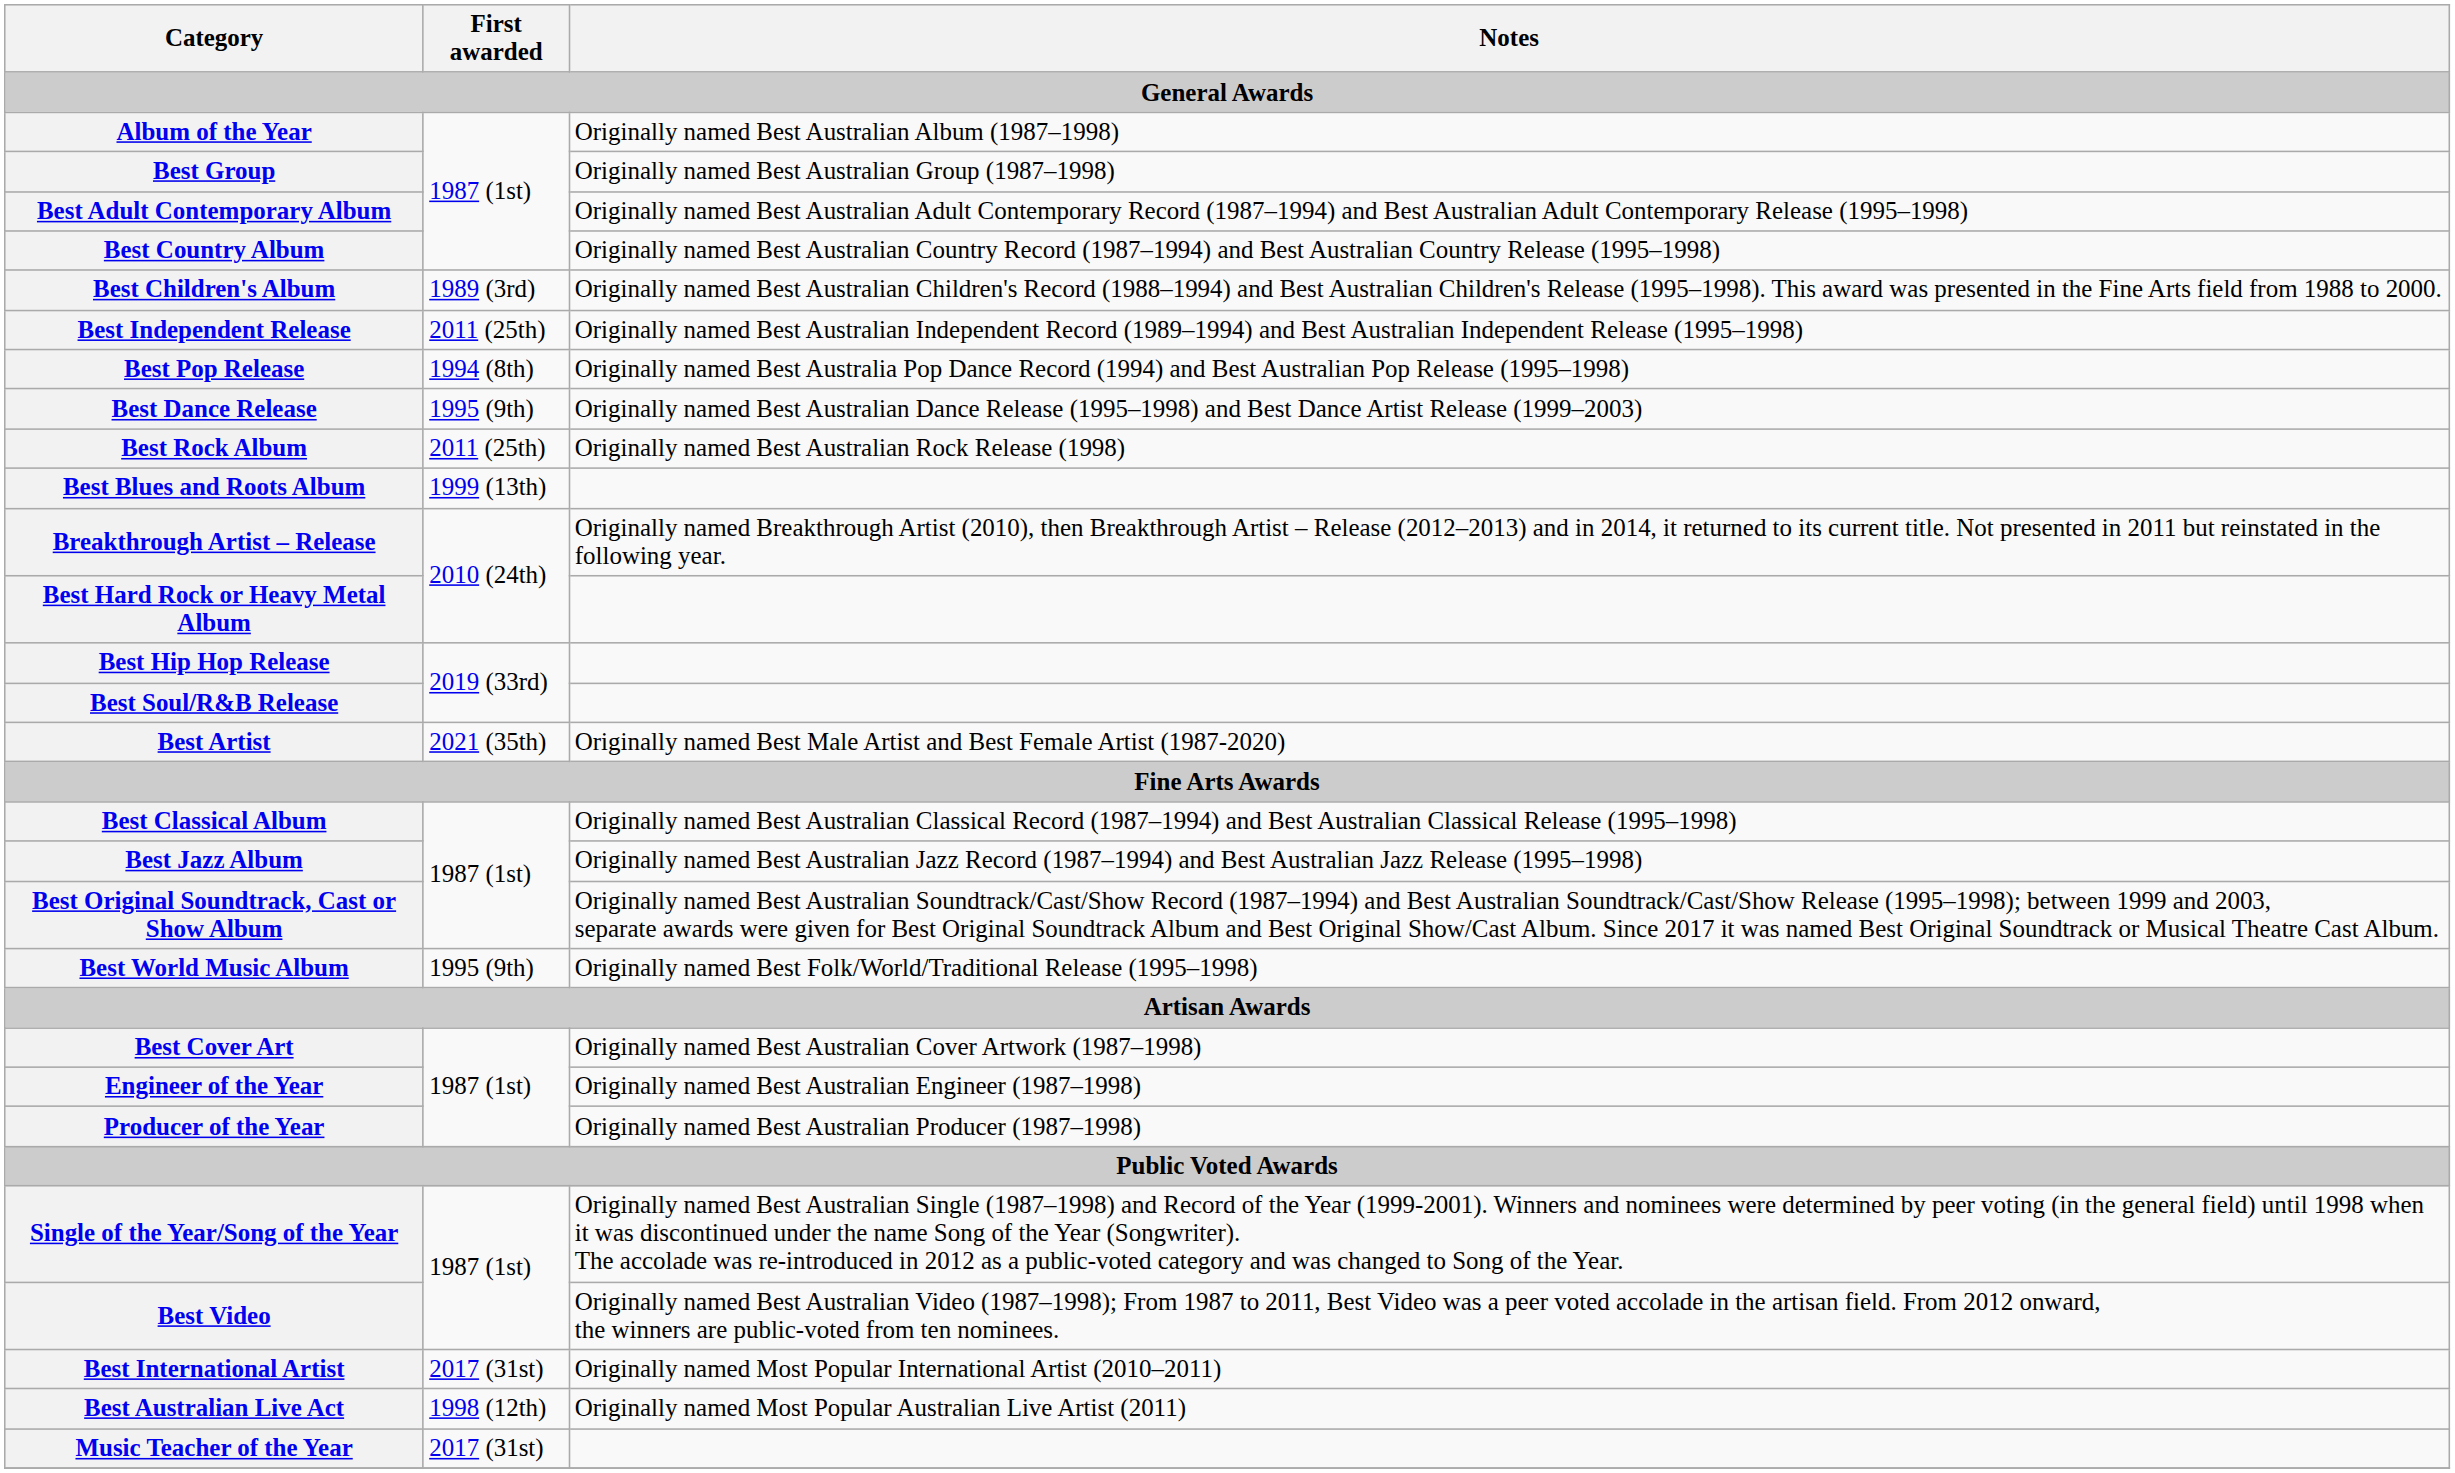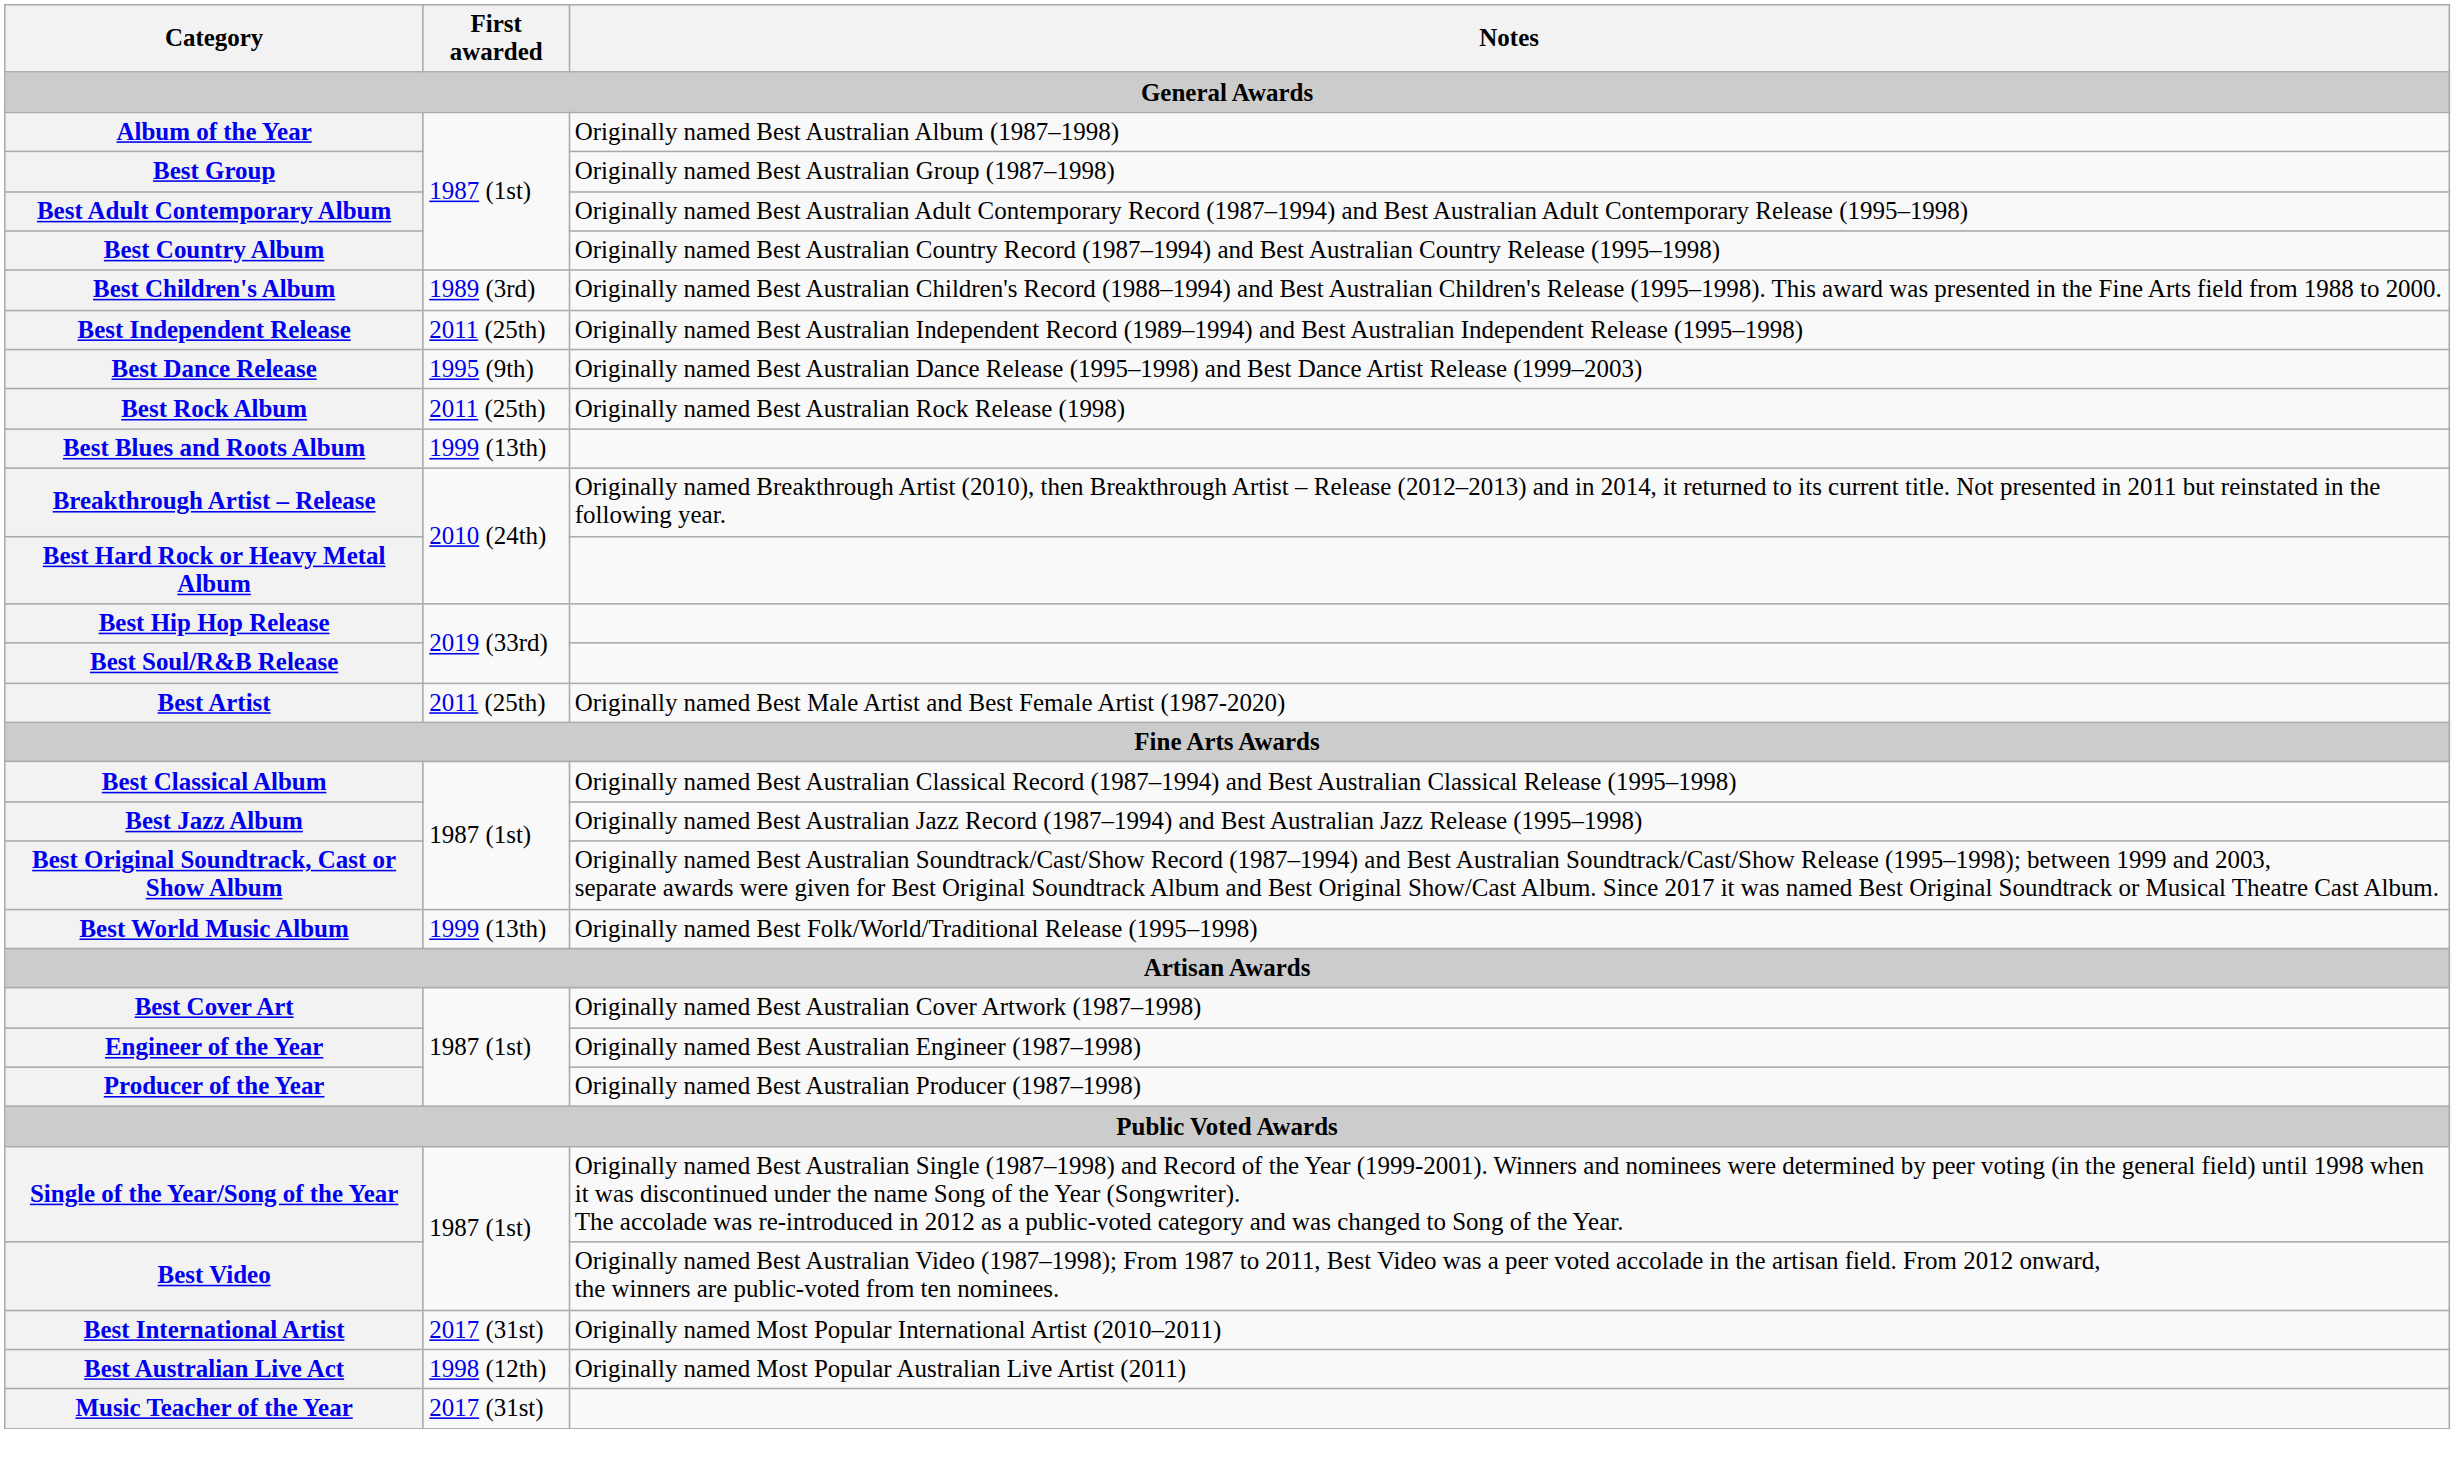- row: (214, 369)
(488, 741) 2021 (35th) -> (487, 702) 2011 (25th)
(482, 967) 1995 (9th) -> (488, 928) 1999 (13th)
